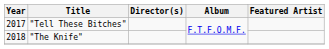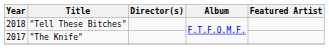(16, 24) 2017 -> (16, 24) 2018
(16, 37) 2018 -> (16, 37) 2017
